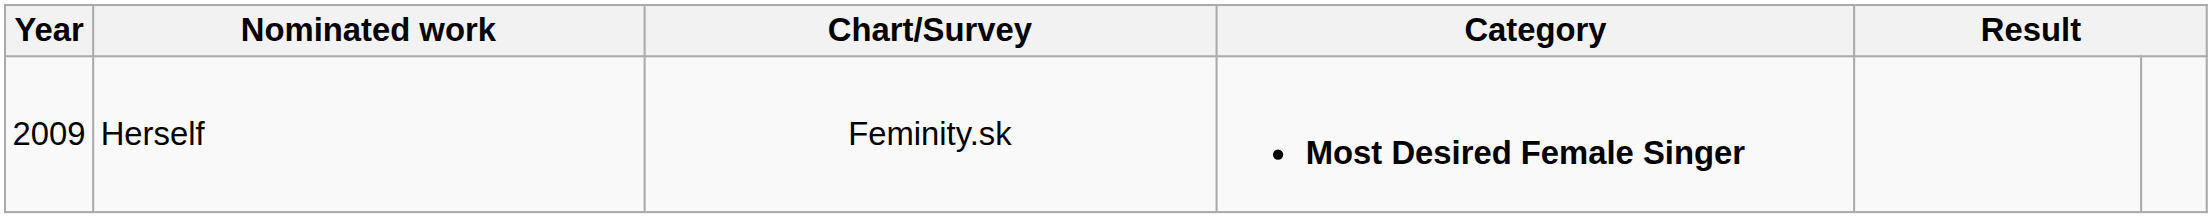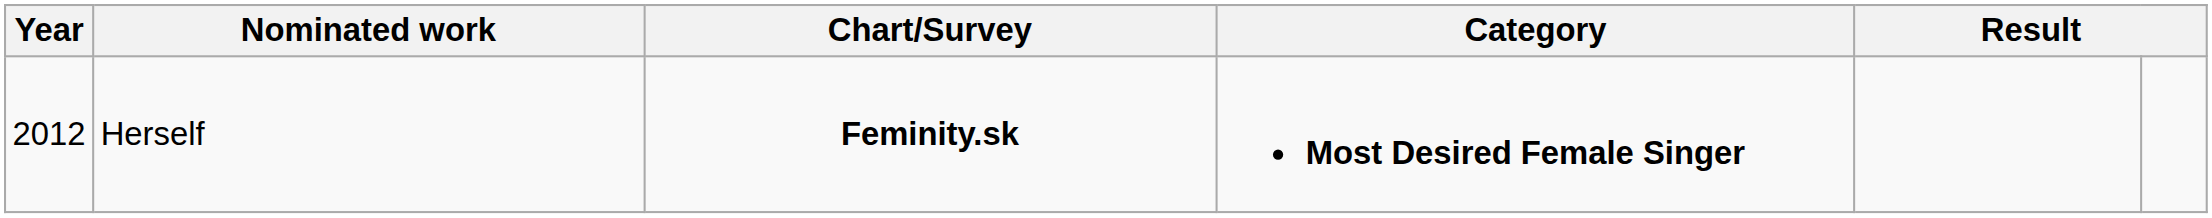(49, 133) 2009 -> (49, 133) 2012
(930, 133) normal -> (930, 133) bold
